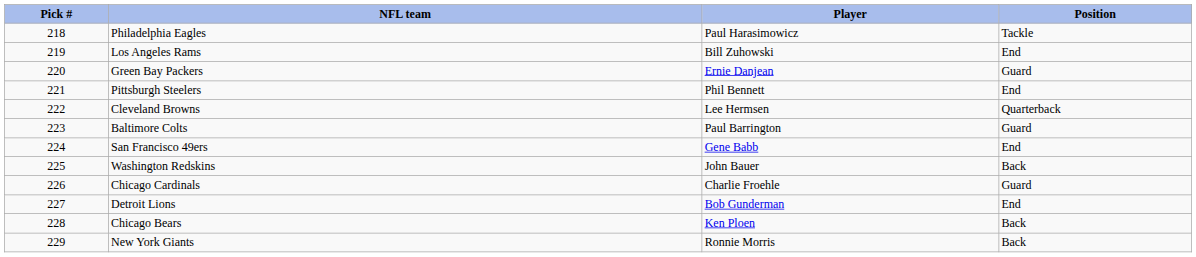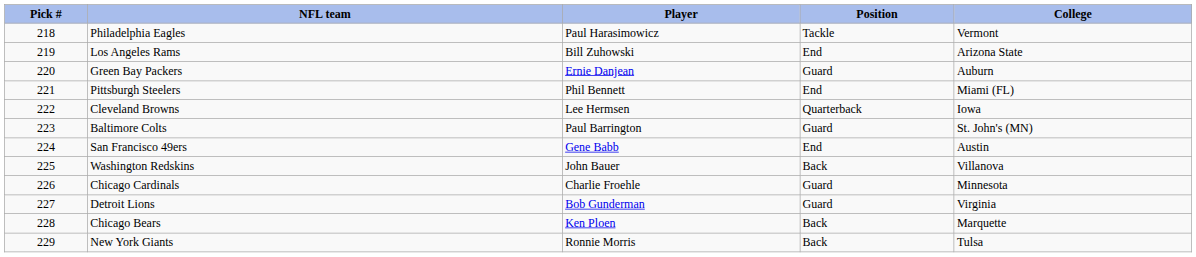+ column: (1073, 14)
(1011, 204) End -> (818, 204) Guard
